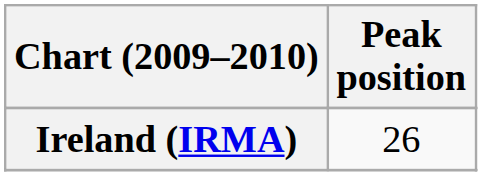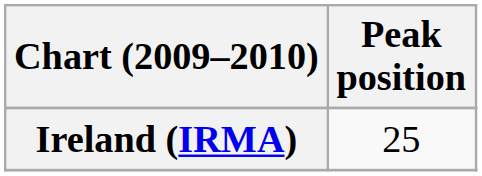(401, 138) 26 -> (401, 138) 25
